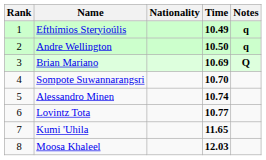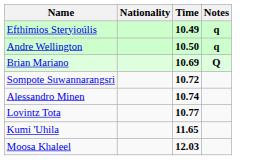- column: (19, 12)
(217, 79) 10.70 -> (187, 79) 10.72
